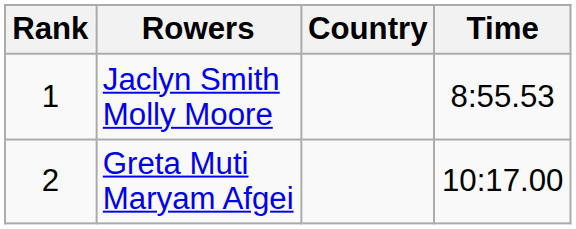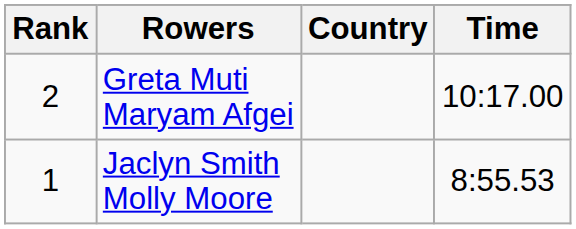rows swapped: (191, 96) <-> (198, 180)
